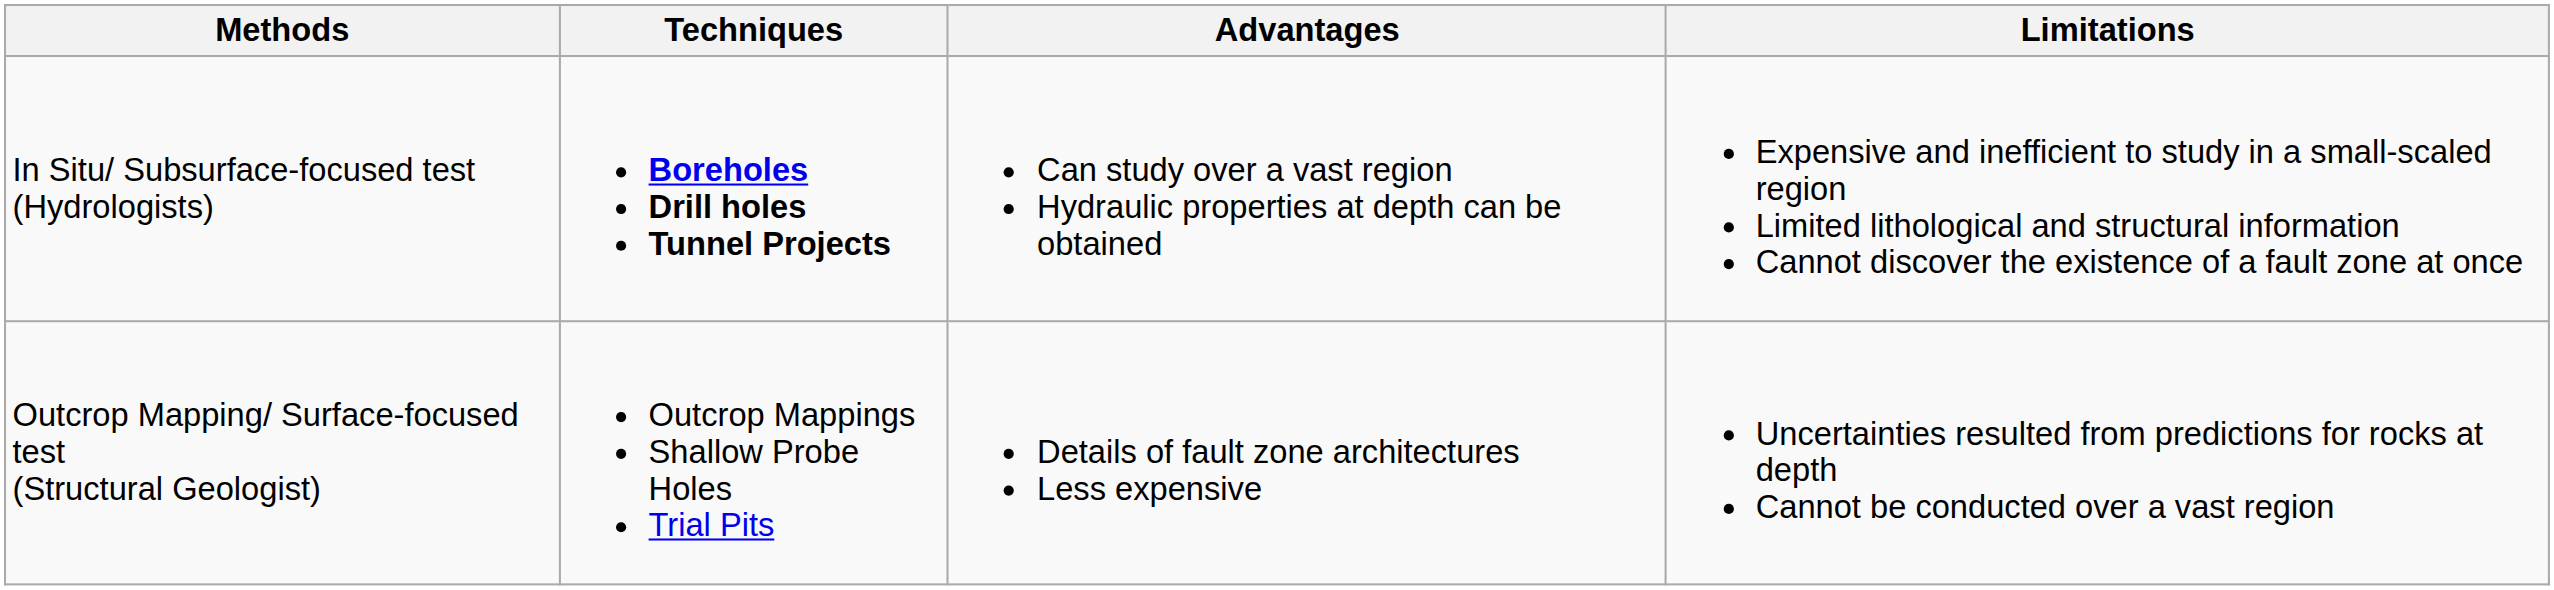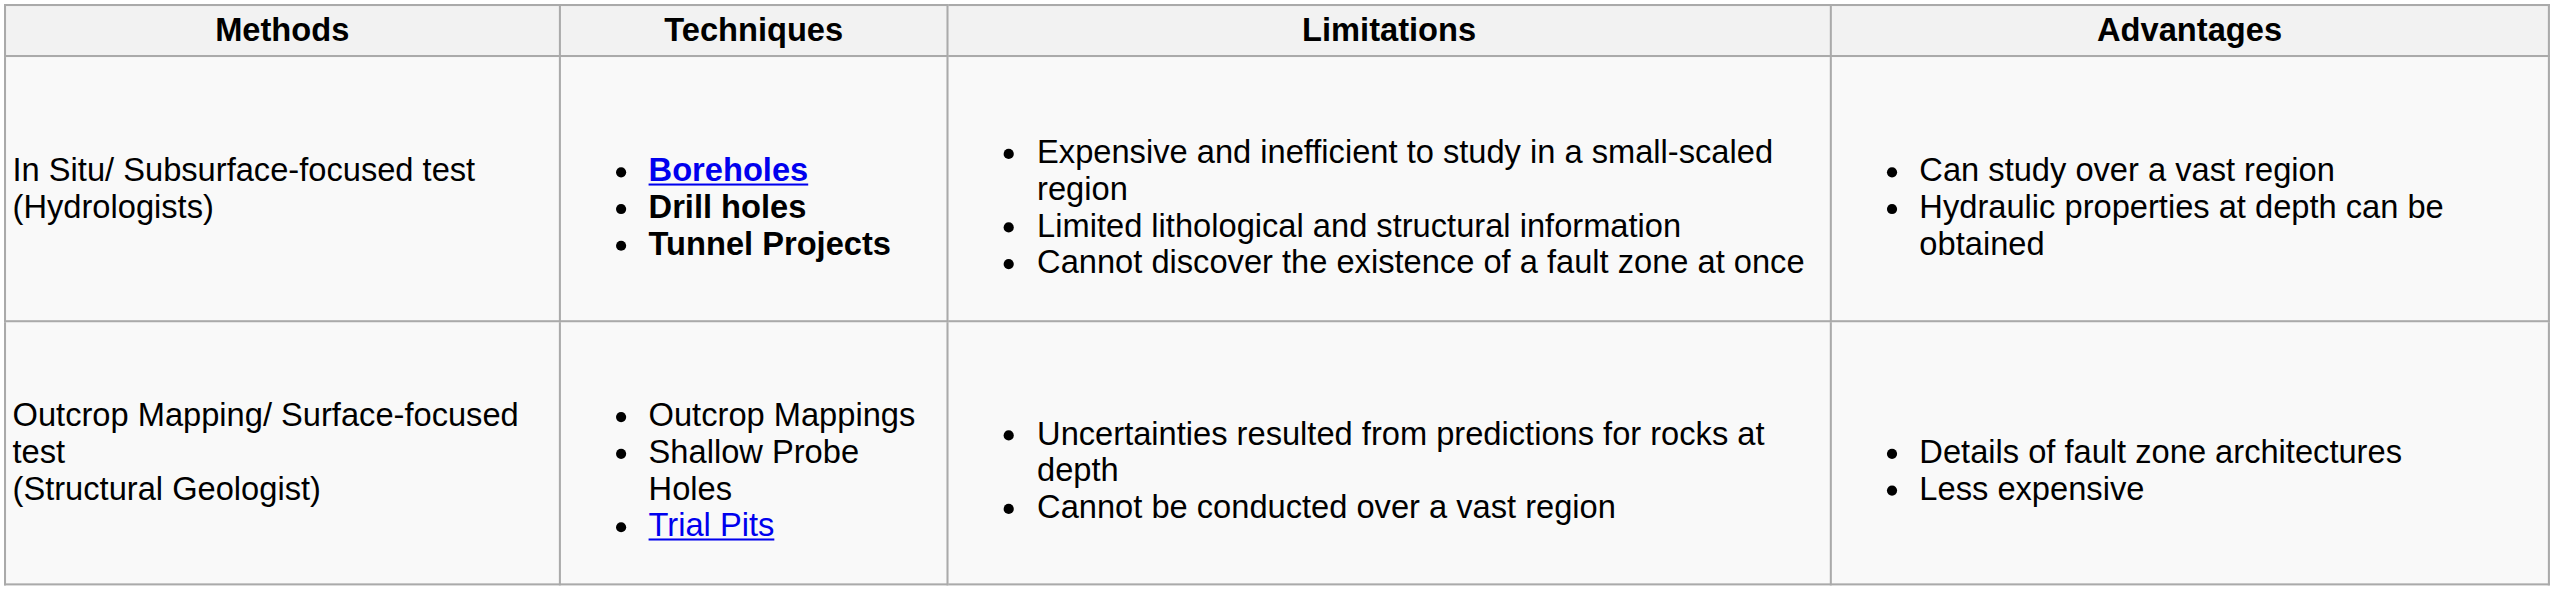columns swapped: (1307, 30) <-> (2108, 30)
